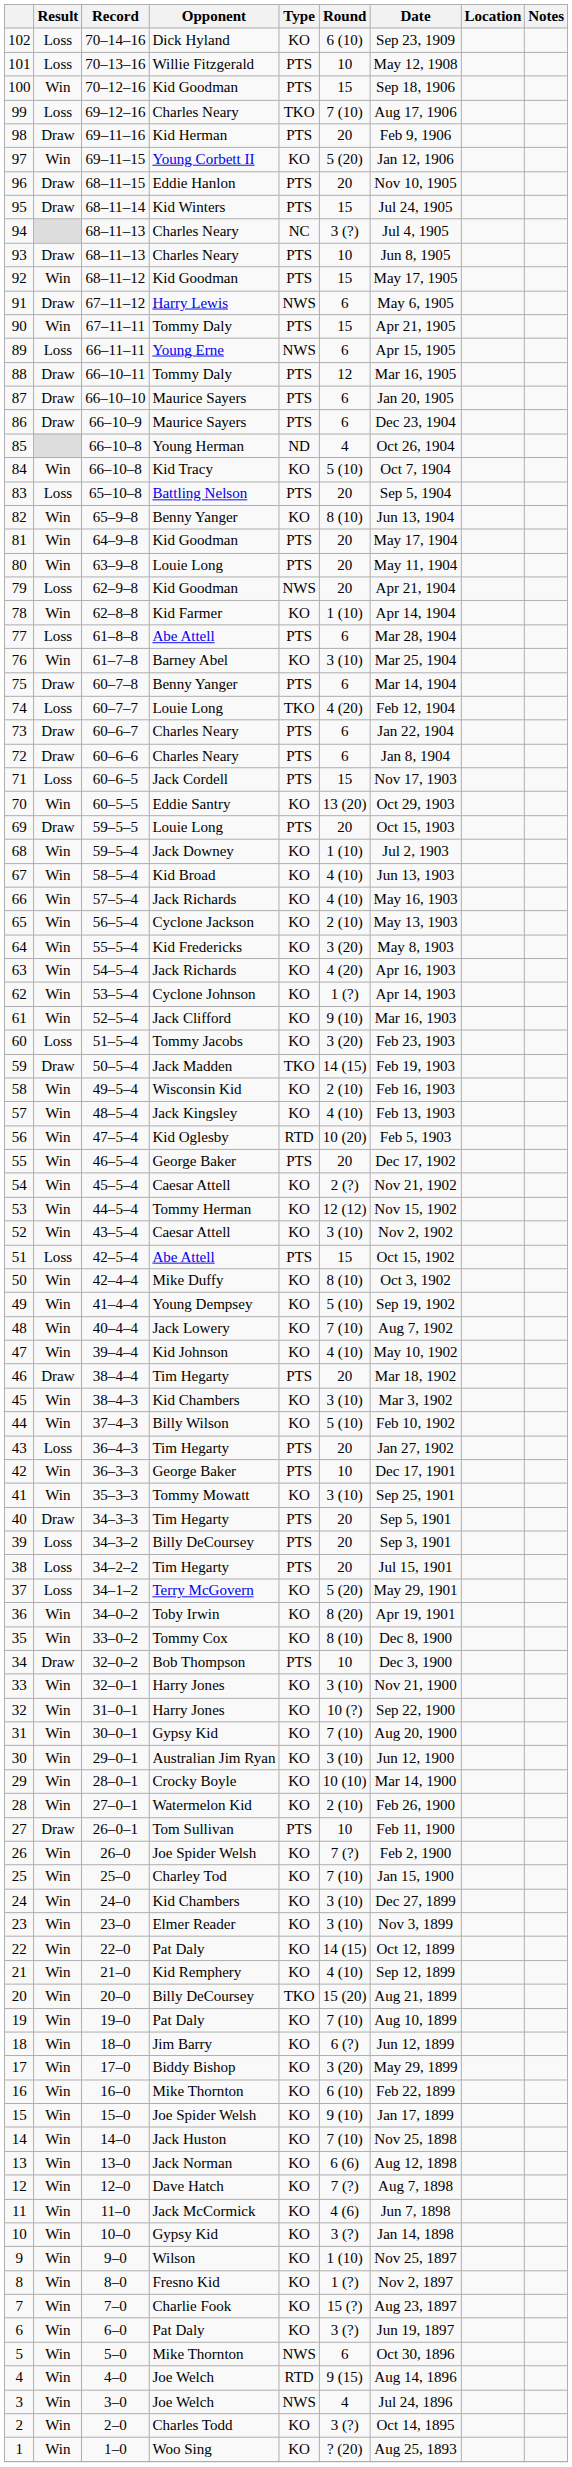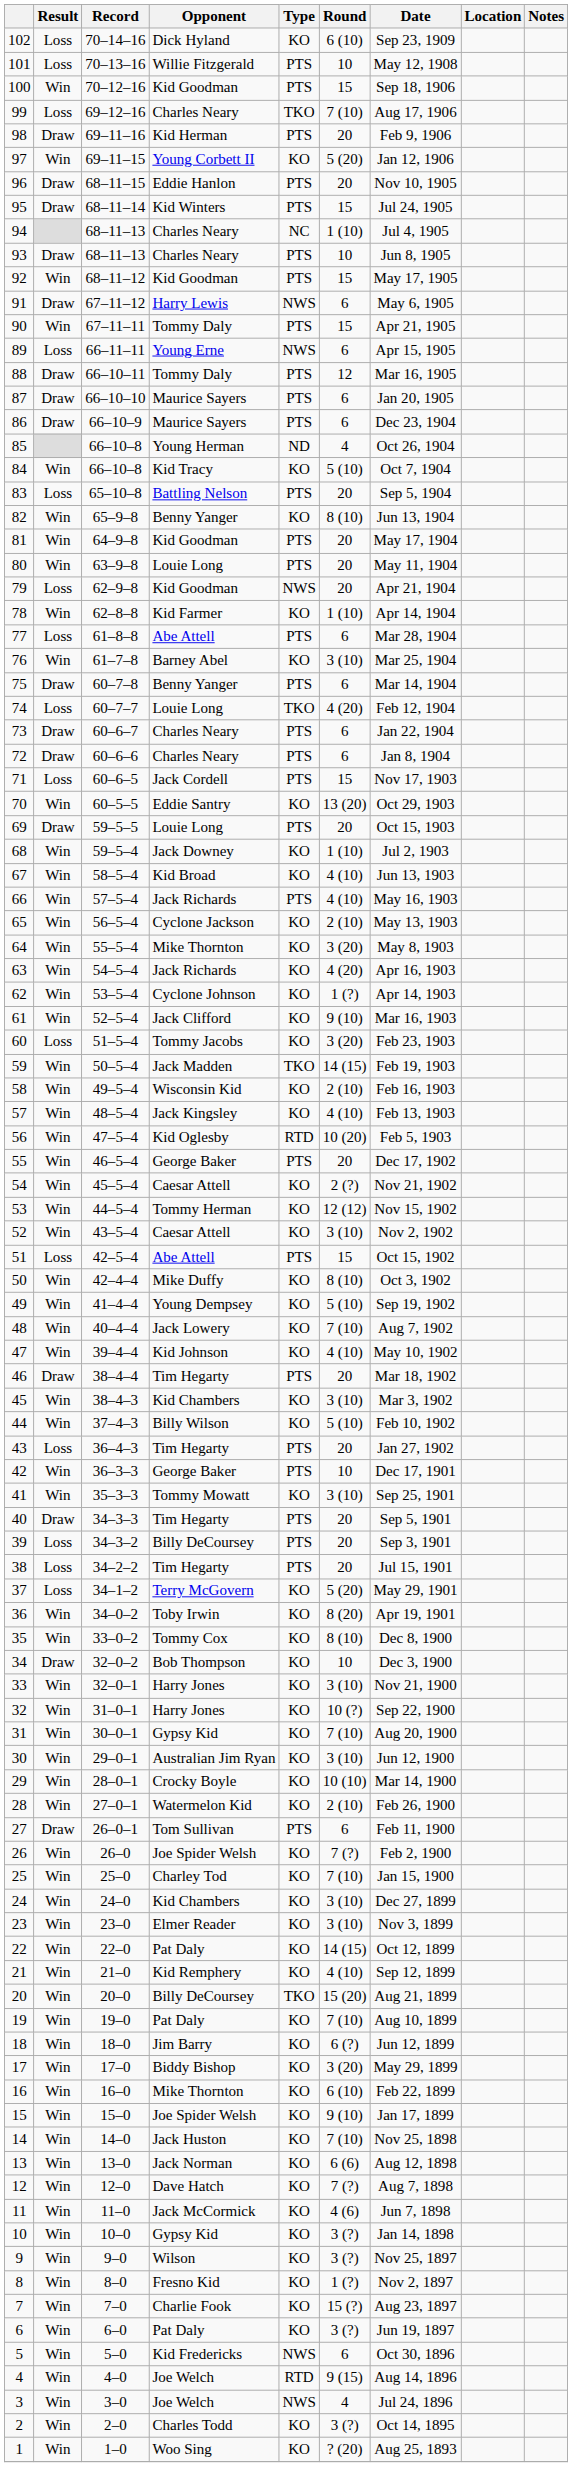(345, 231) 3 (?) -> (345, 231) 1 (10)
(299, 898) KO -> (299, 898) PTS
(197, 946) Kid Fredericks -> (198, 946) Mike Thornton
(58, 1065) Draw -> (58, 1065) Win
(299, 1662) PTS -> (299, 1662) KO
(345, 1829) 10 -> (345, 1829) 6
(345, 2258) 1 (10) -> (345, 2258) 3 (?)
(198, 2353) Mike Thornton -> (197, 2353) Kid Fredericks
